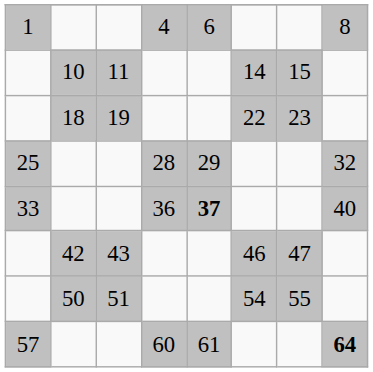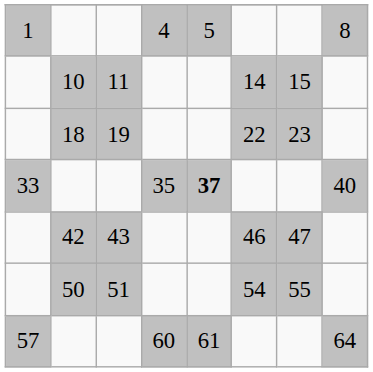(209, 27) 6 -> (209, 30) 5
- row: (28, 162)
(164, 208) 36 -> (164, 185) 35
(345, 343) bold -> (345, 340) normal
